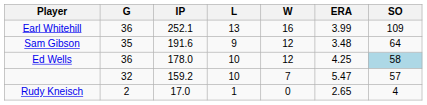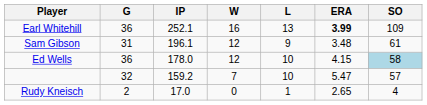columns swapped: (288, 12) <-> (234, 12)
(341, 28) normal -> (341, 28) bold
(127, 44) 35 -> (127, 44) 31
(180, 44) 191.6 -> (180, 44) 196.1
(395, 44) 64 -> (395, 44) 61
(341, 60) 4.25 -> (341, 60) 4.15
